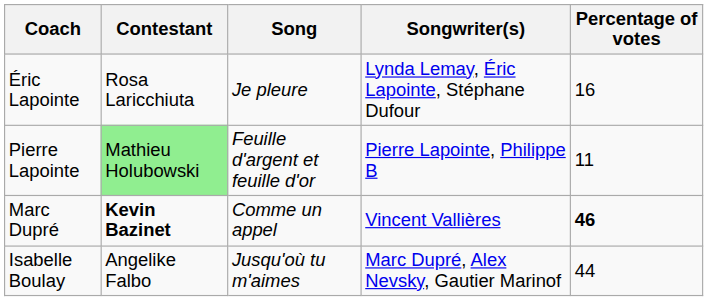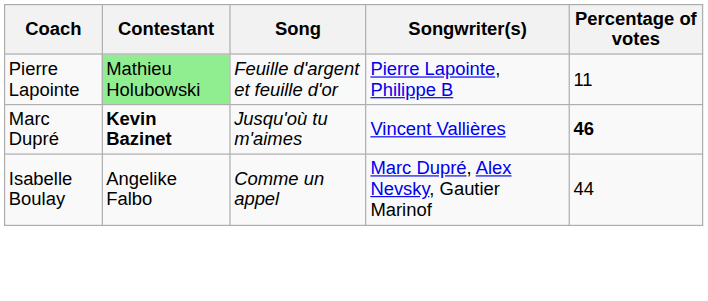- row: (44, 89)
(277, 220) Comme un appel -> (281, 129) Jusqu'où tu m'aimes
(279, 270) Jusqu'où tu m'aimes -> (279, 189) Comme un appel
